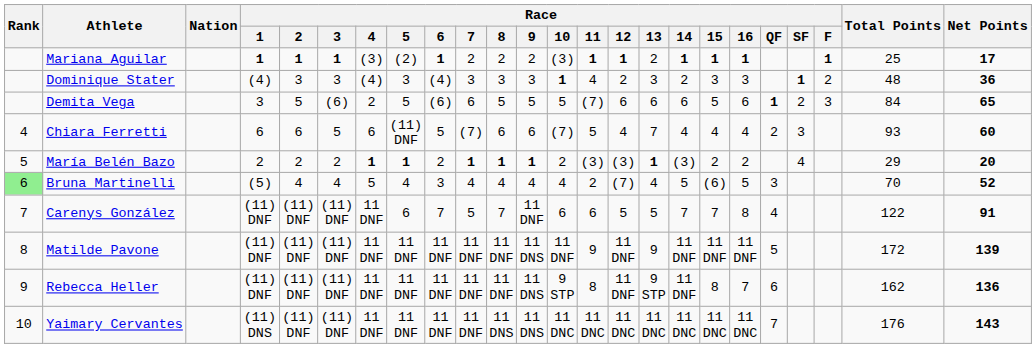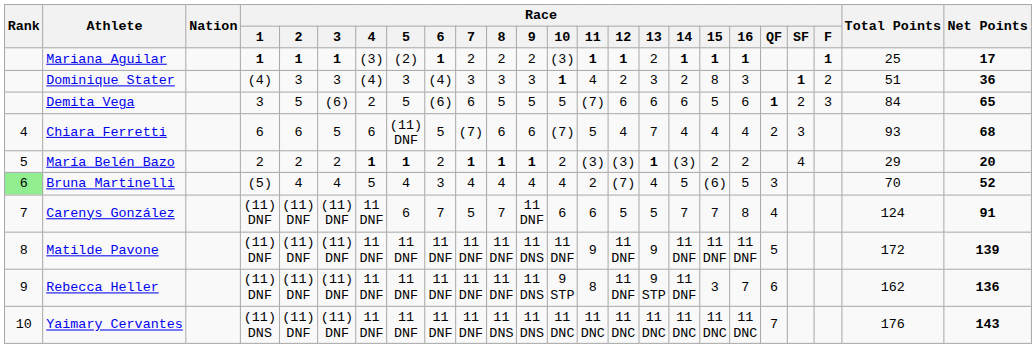(715, 81) 3 -> (715, 81) 8
(893, 81) 48 -> (893, 81) 51
(988, 132) 60 -> (988, 132) 68
(893, 213) 122 -> (893, 213) 124
(715, 288) 8 -> (715, 288) 3
